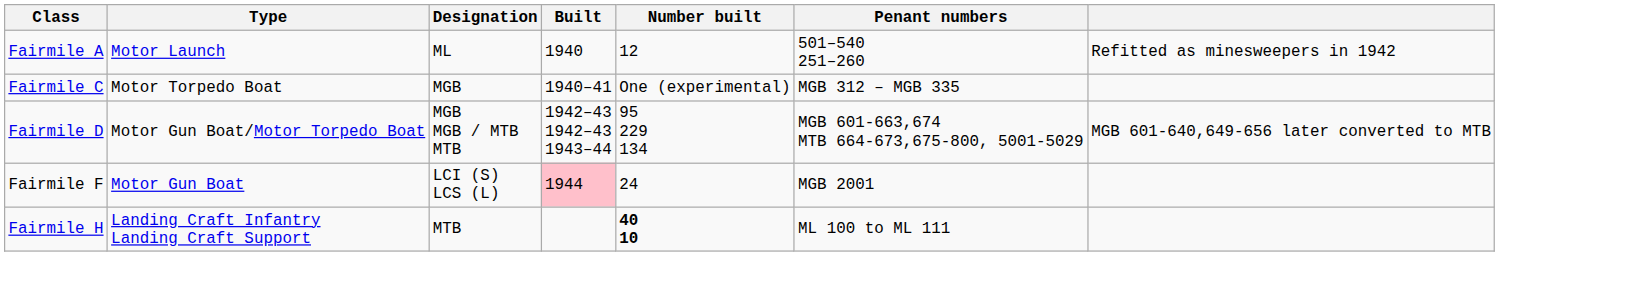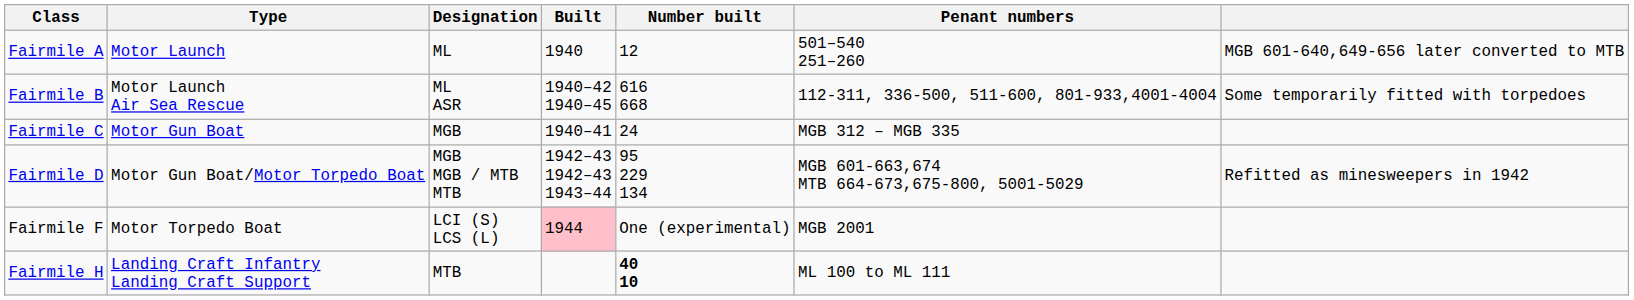(1243, 53) Refitted as minesweepers in 1942 -> (1424, 53) MGB 601-640,649-656 later converted to MTB
+ row: (56, 97)
(197, 88) Motor Torpedo Boat -> (178, 132) Motor Gun Boat
(705, 88) One (experimental) -> (629, 132) 24
(1291, 132) MGB 601-640,649-656 later converted to MTB -> (1377, 176) Refitted as minesweepers in 1942
(178, 185) Motor Gun Boat -> (197, 229) Motor Torpedo Boat
(629, 185) 24 -> (705, 229) One (experimental)
